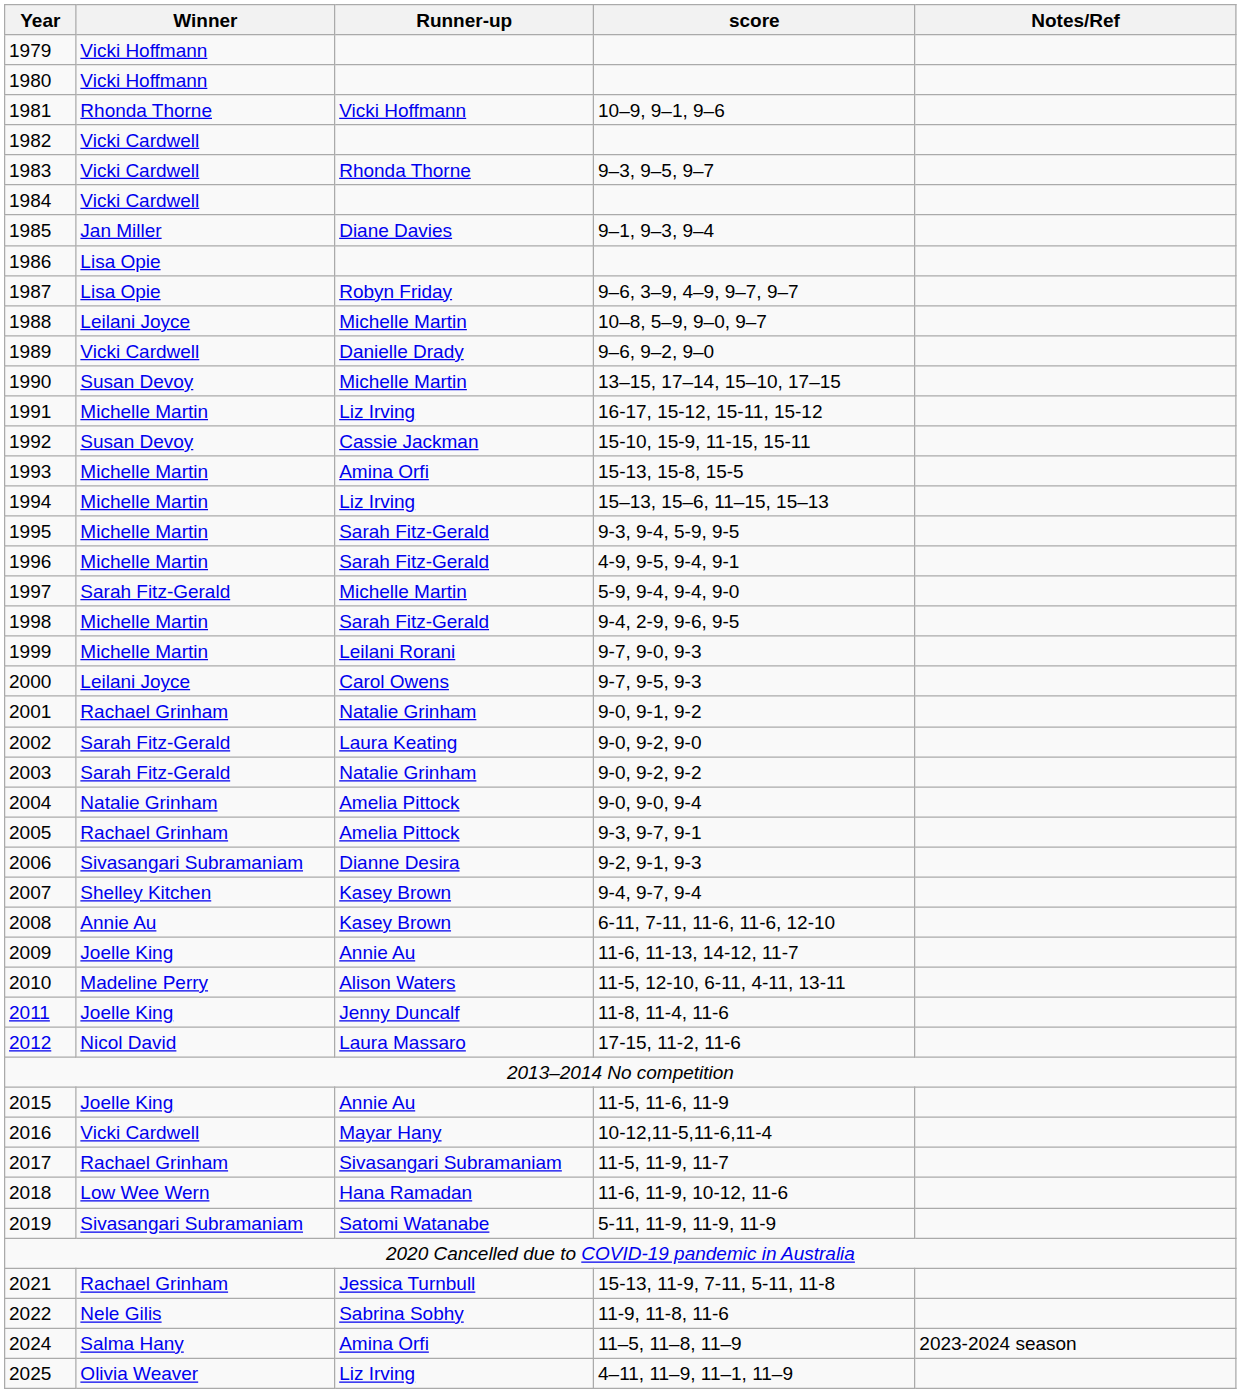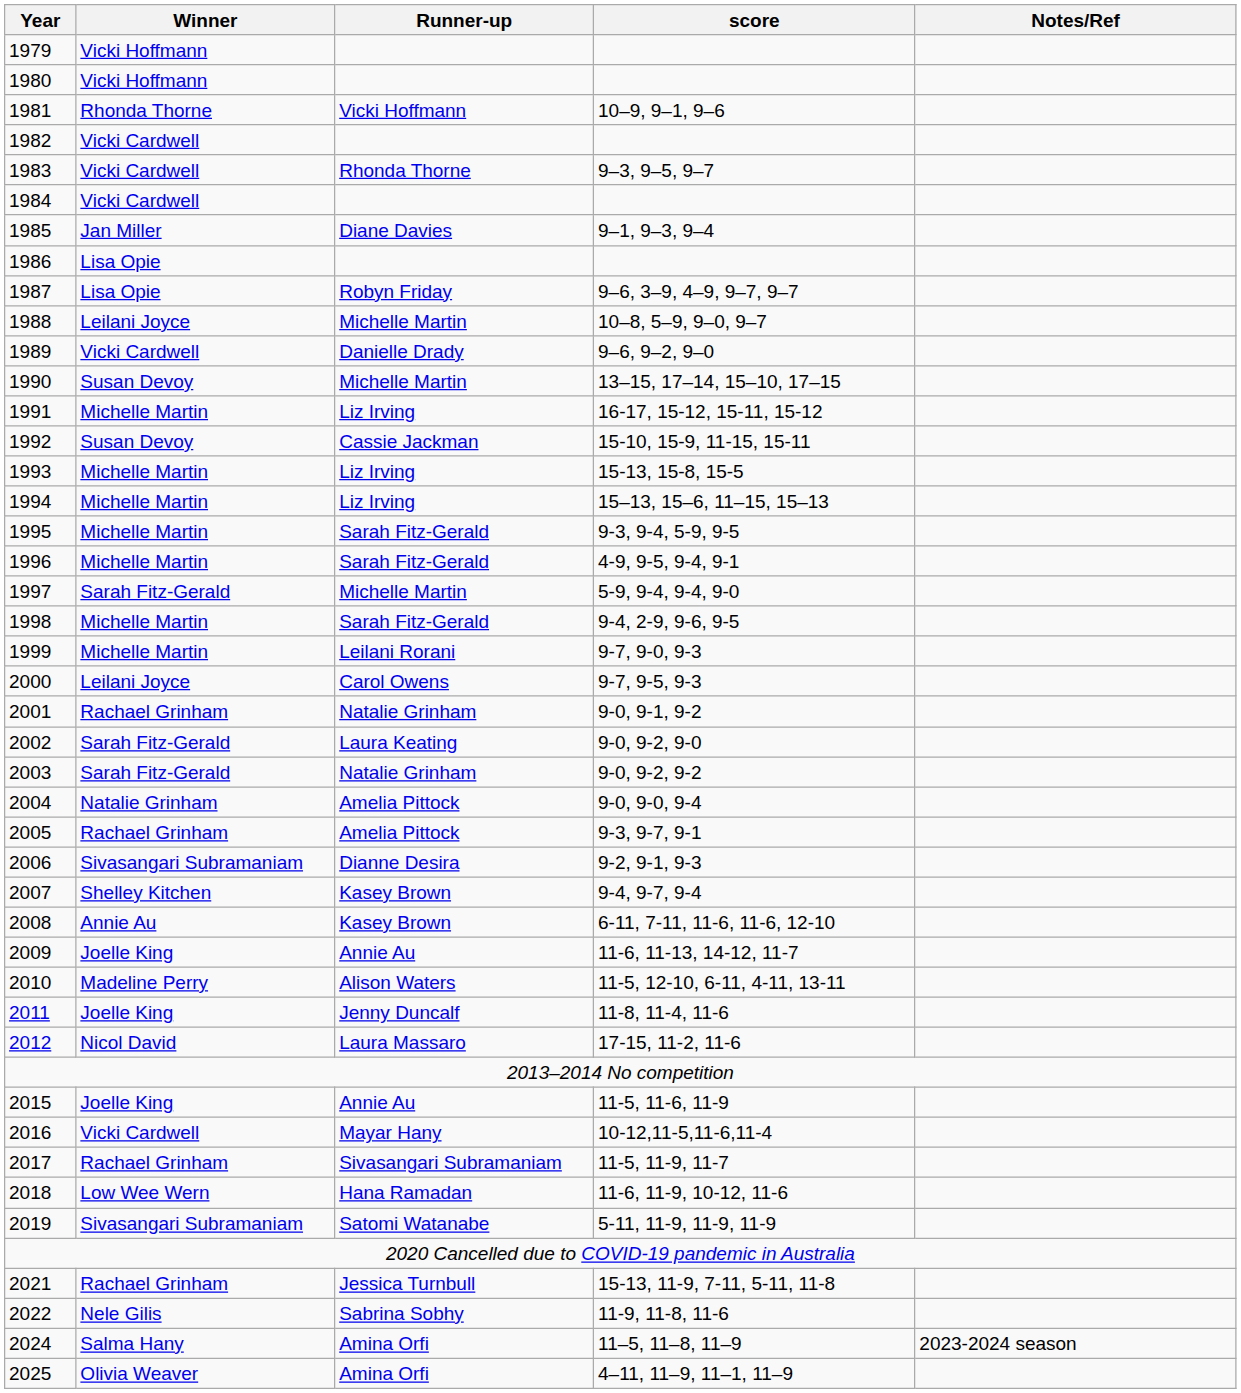(384, 471) Amina Orfi -> (377, 471) Liz Irving
(377, 1373) Liz Irving -> (384, 1373) Amina Orfi
